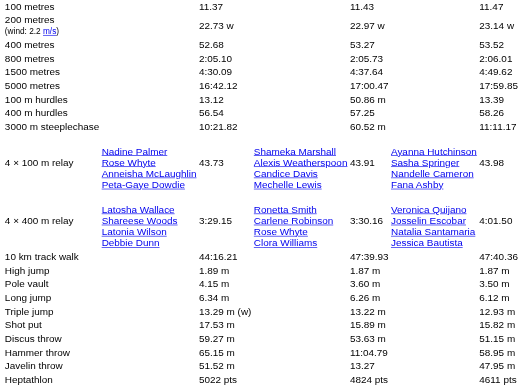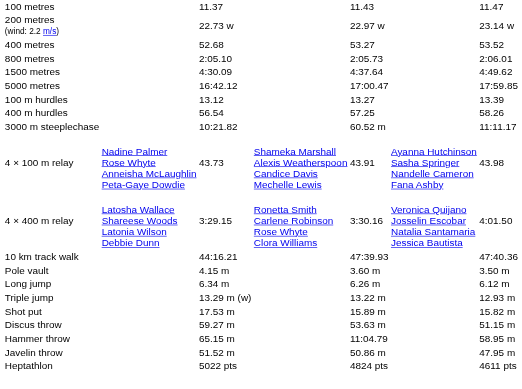(368, 99) 50.86 m -> (362, 99) 13.27
- row: (27, 270)
(362, 366) 13.27 -> (368, 352) 50.86 m
